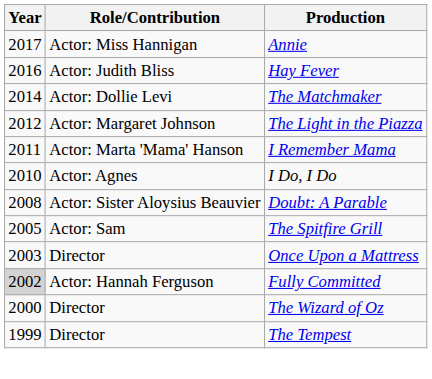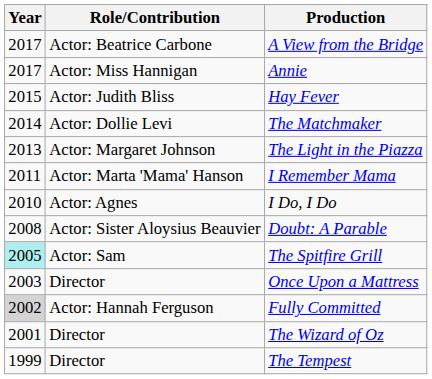+ row: (346, 44)
(25, 70) 2016 -> (25, 96) 2015
(25, 123) 2012 -> (25, 149) 2013
(25, 228) no background -> (25, 255) paleturquoise background
(25, 307) 2000 -> (25, 334) 2001
